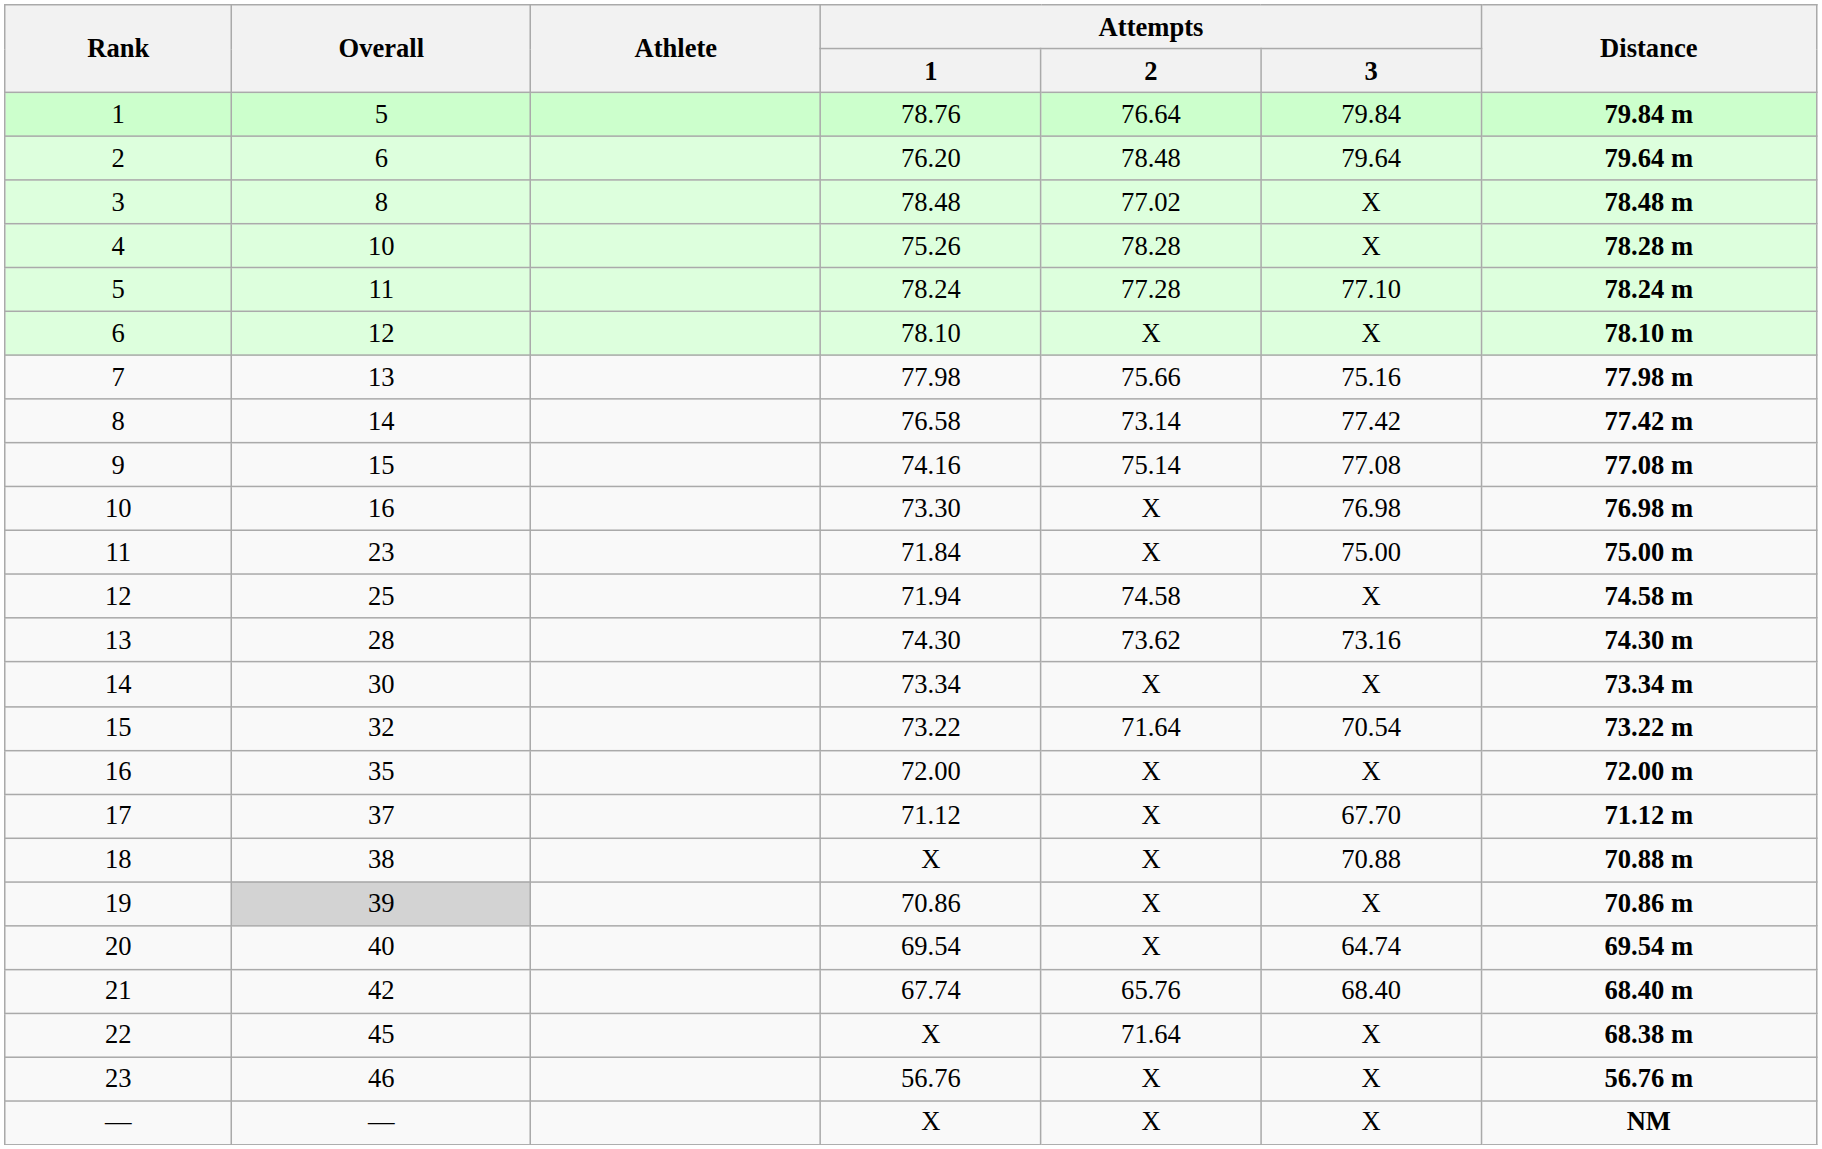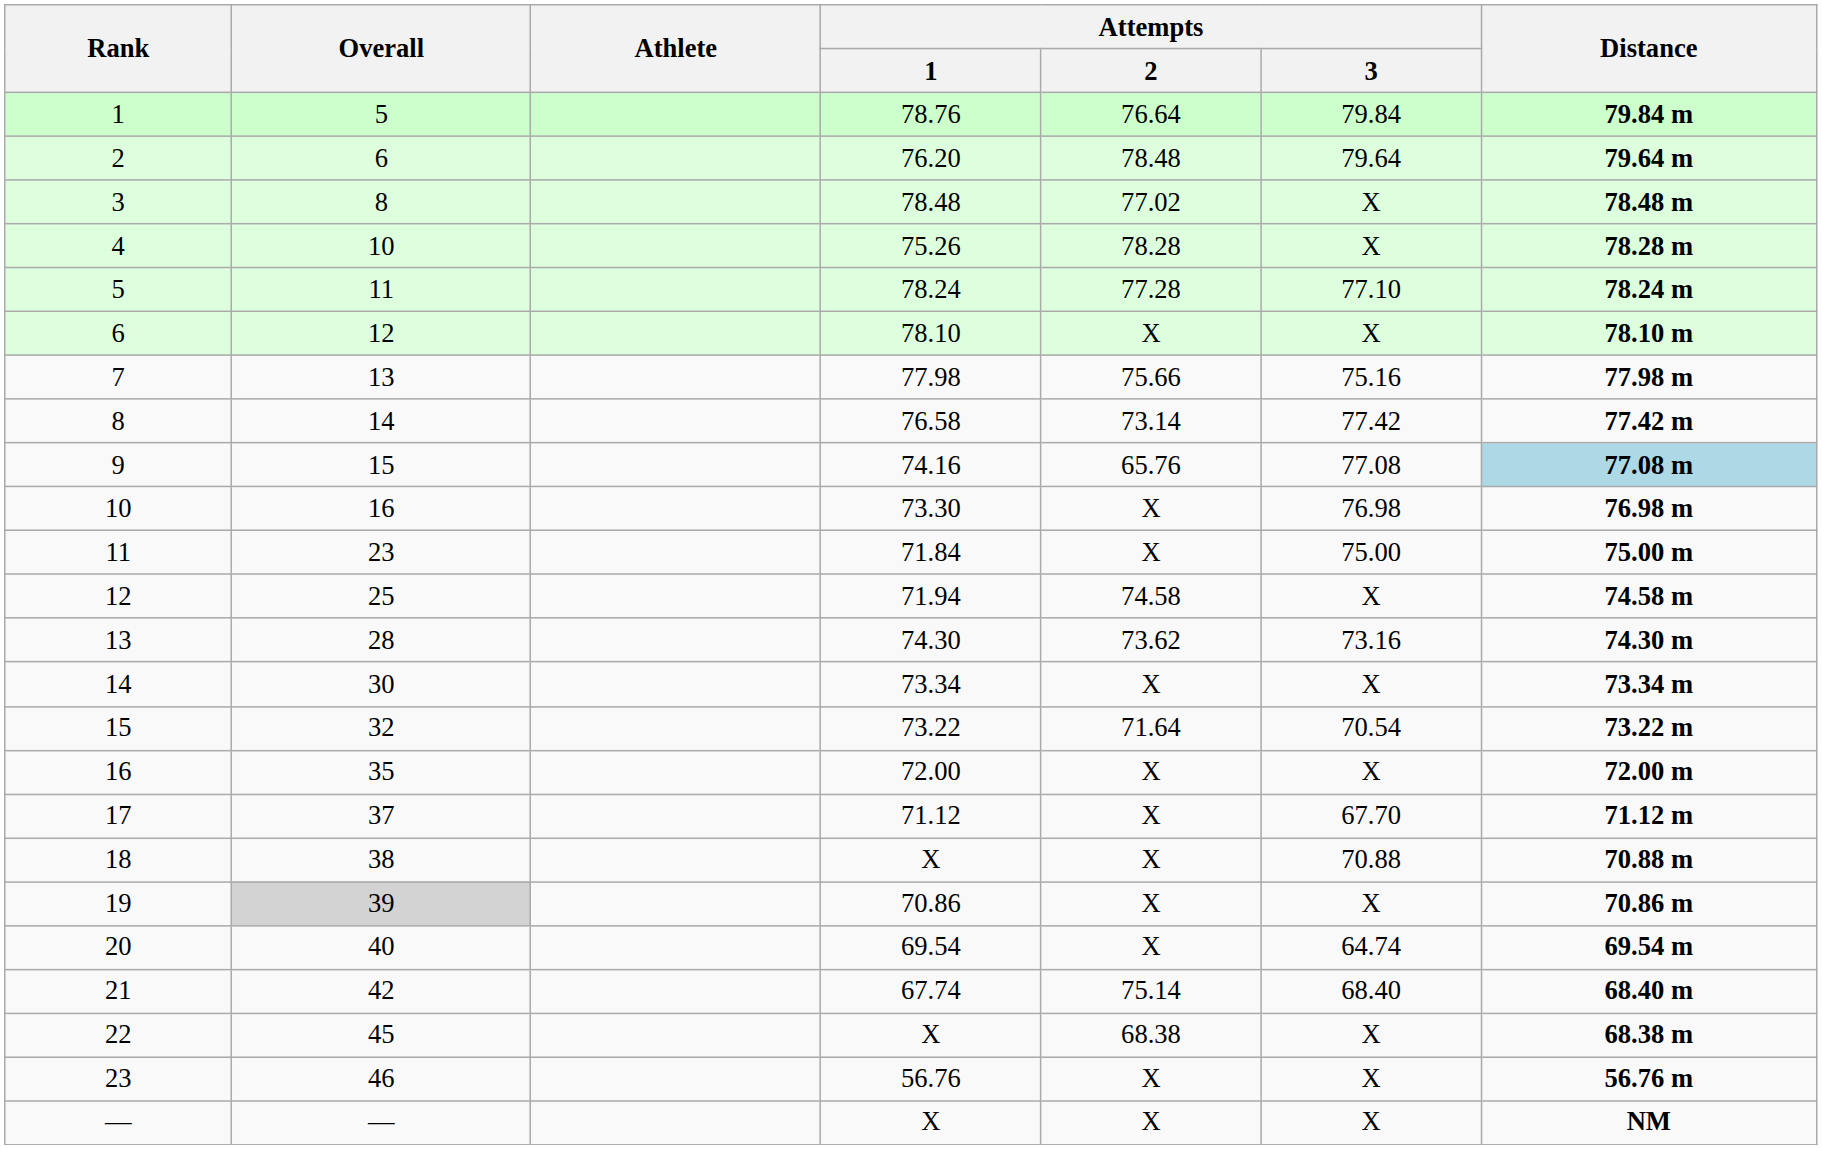(1151, 464) 75.14 -> (1151, 464) 65.76
(1649, 464) no background -> (1649, 464) lightblue background
(1151, 990) 65.76 -> (1151, 990) 75.14
(1151, 1034) 71.64 -> (1151, 1034) 68.38
